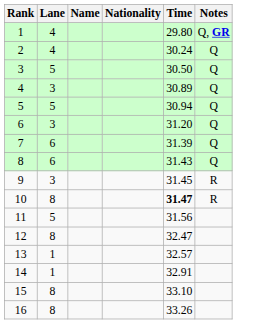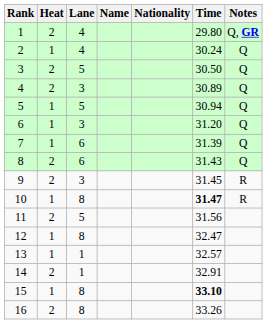+ column: (52, 13)
(179, 291) normal -> (209, 291) bold
